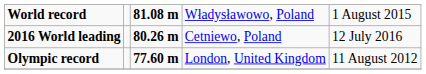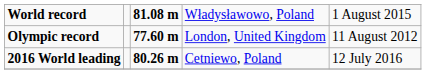rows swapped: (53, 58) <-> (64, 36)
